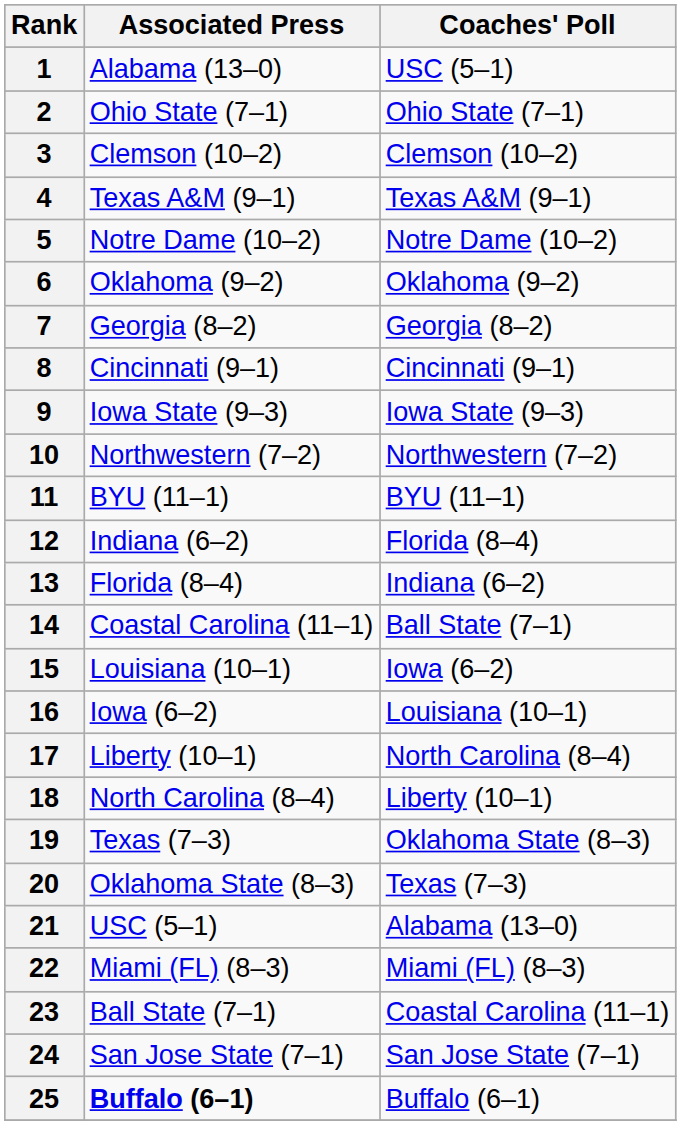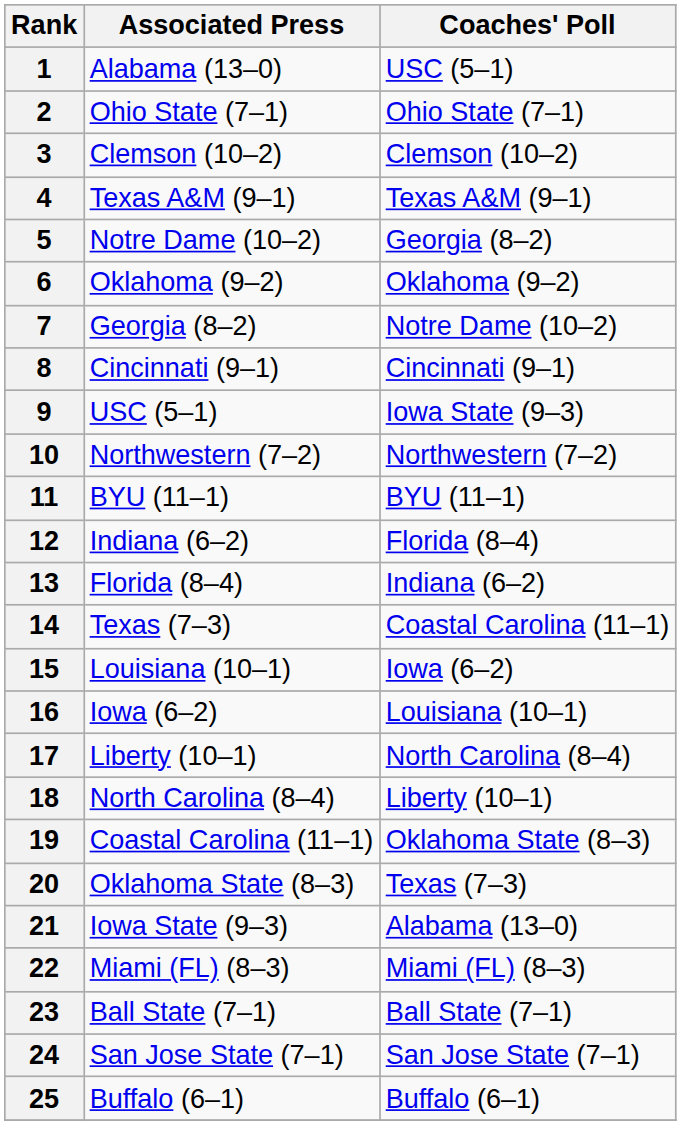(501, 240) Notre Dame (10–2) -> (469, 240) Georgia (8–2)
(469, 326) Georgia (8–2) -> (501, 326) Notre Dame (10–2)
(189, 411) Iowa State (9–3) -> (154, 411) USC (5–1)
(231, 626) Coastal Carolina (11–1) -> (160, 626) Texas (7–3)
(479, 626) Ball State (7–1) -> (527, 626) Coastal Carolina (11–1)
(160, 840) Texas (7–3) -> (231, 840) Coastal Carolina (11–1)
(154, 926) USC (5–1) -> (189, 926) Iowa State (9–3)
(527, 1012) Coastal Carolina (11–1) -> (479, 1012) Ball State (7–1)
(172, 1098) bold -> (167, 1098) normal
